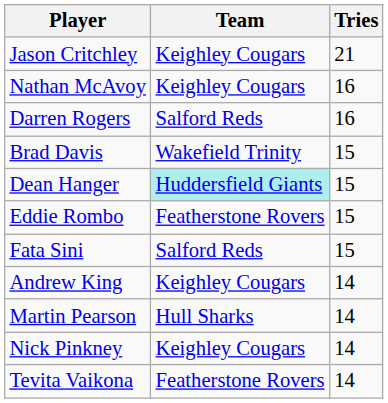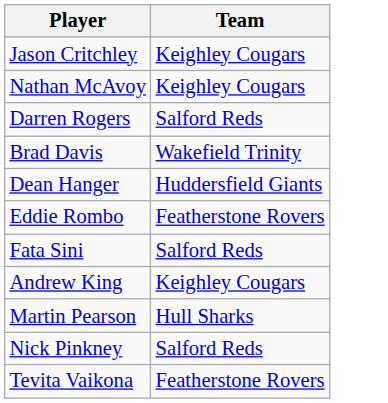- column: (356, 20)
(239, 184) paleturquoise background -> (239, 184) no background
(230, 348) Keighley Cougars -> (209, 348) Salford Reds
